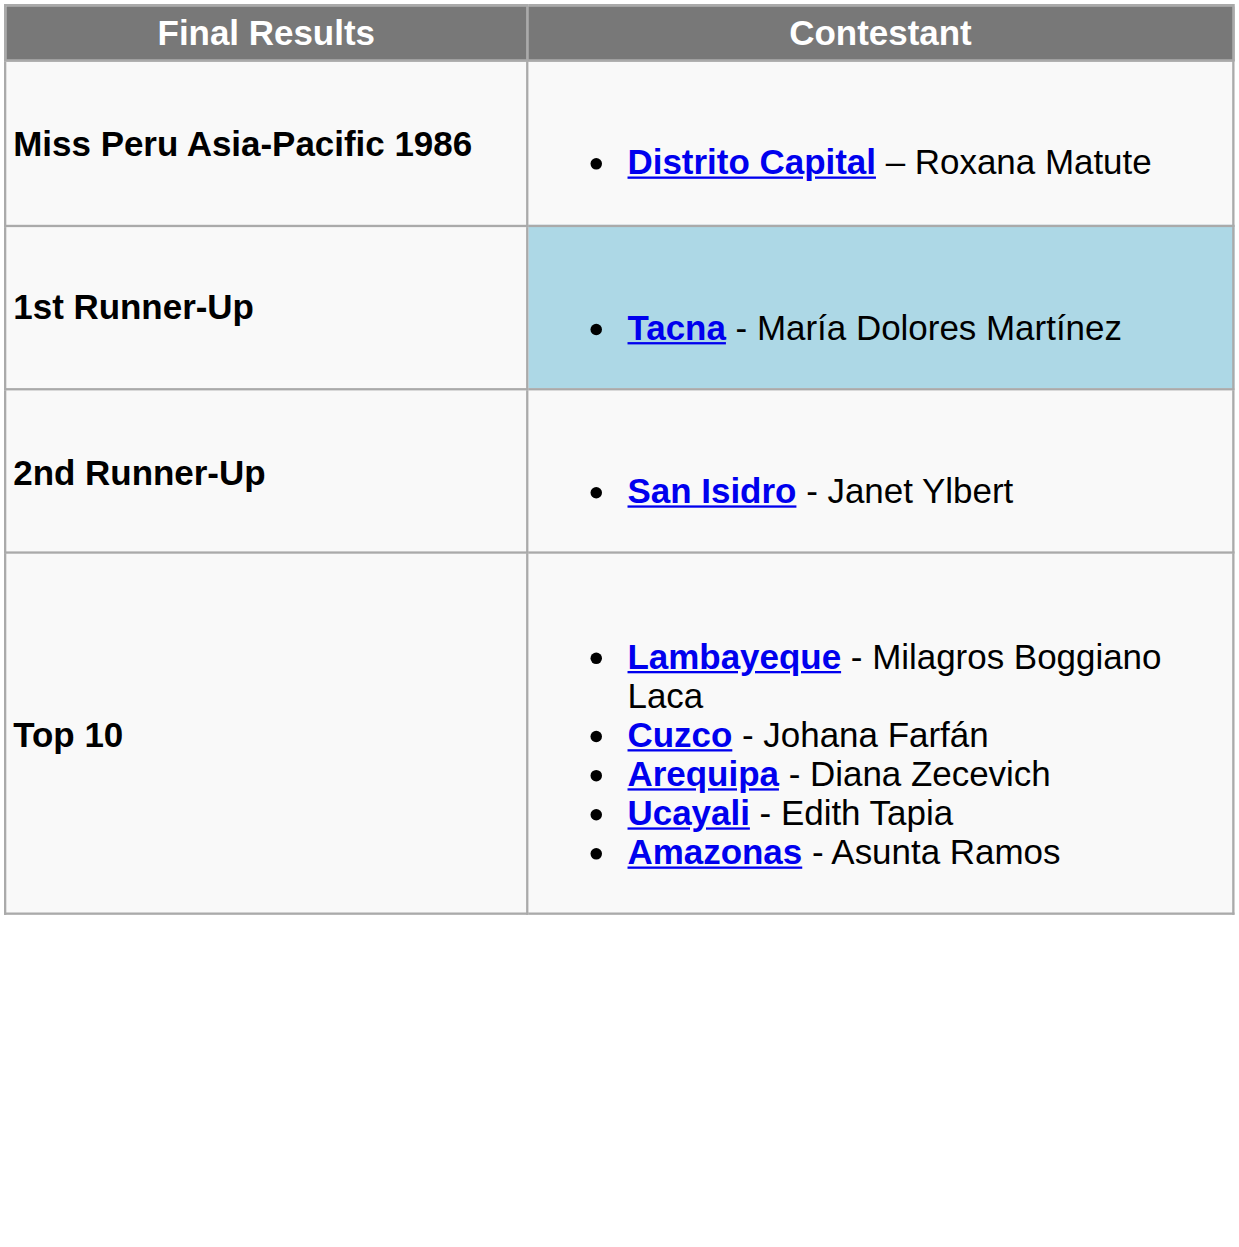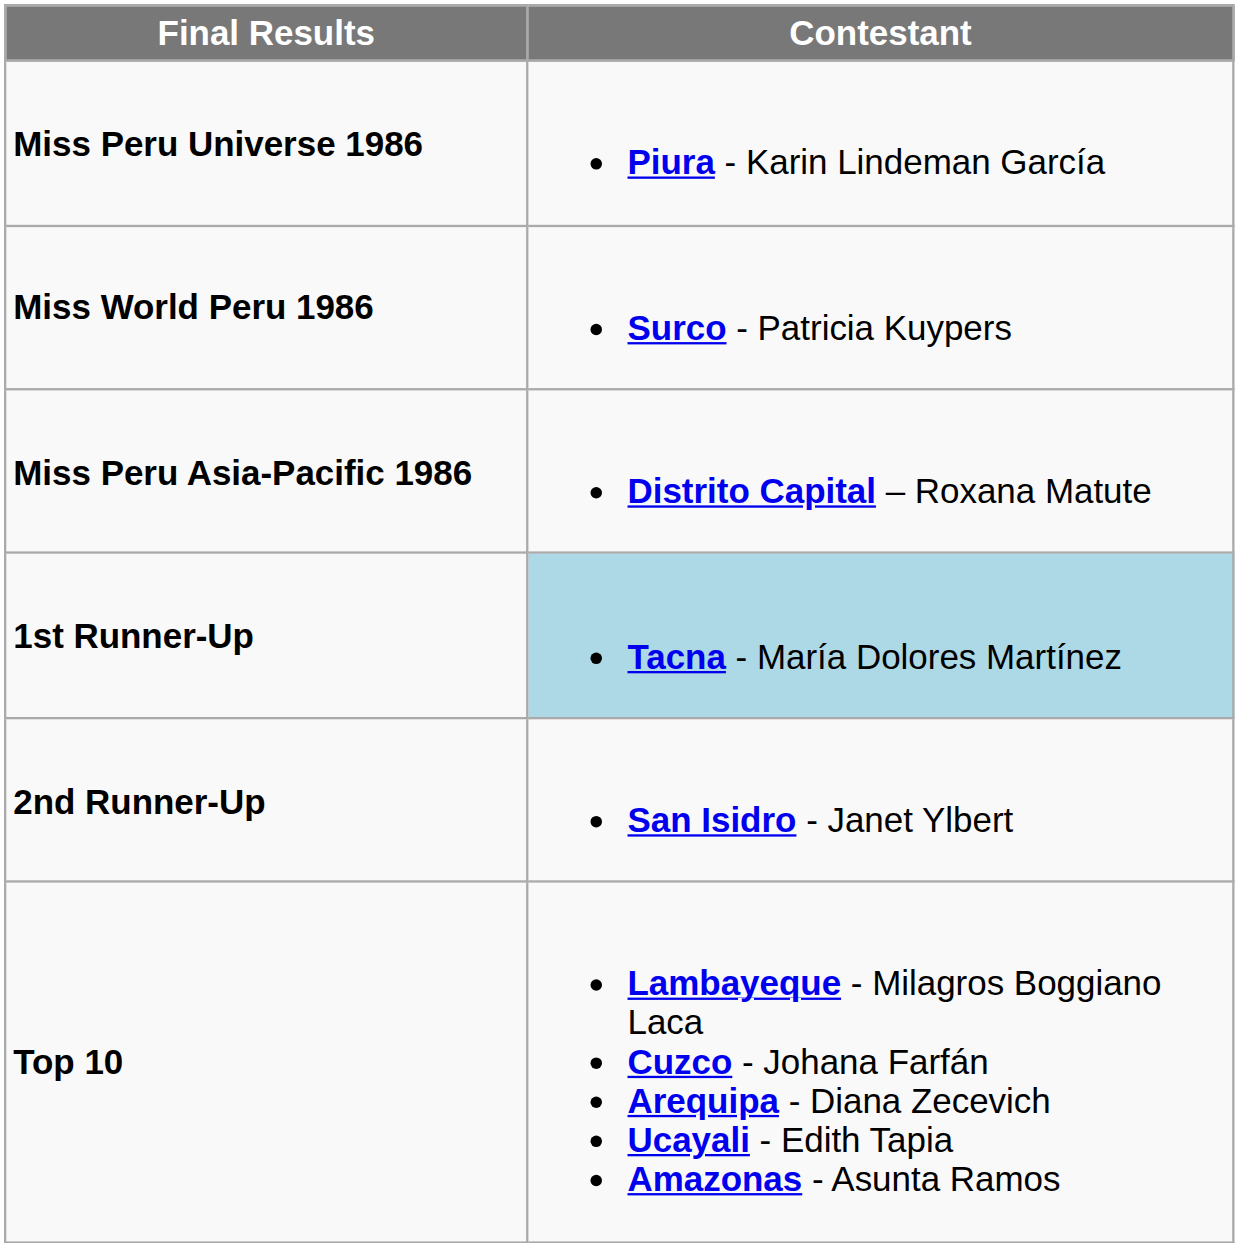+ row: (218, 143)
+ row: (193, 307)
